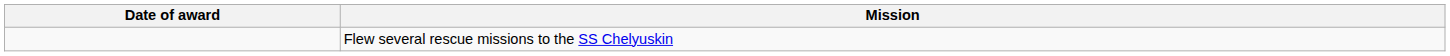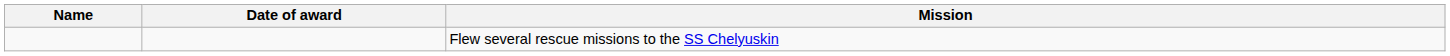+ column: (73, 16)
